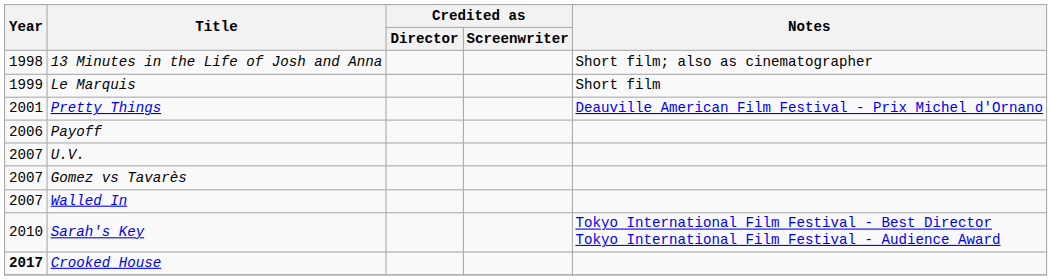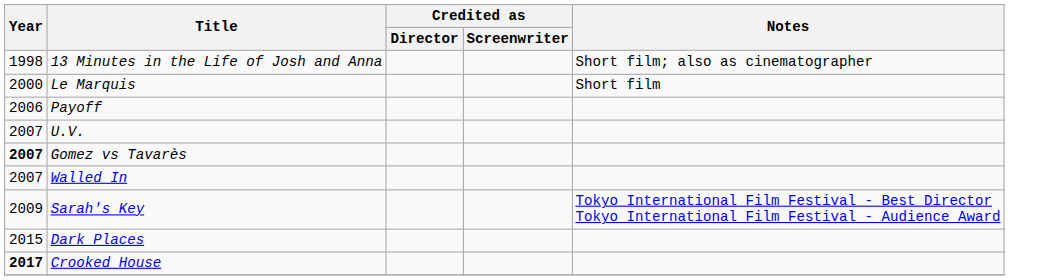(26, 85) 1999 -> (26, 85) 2000
- row: (106, 108)
(26, 178) normal -> (26, 155) bold
(26, 232) 2010 -> (26, 209) 2009
+ row: (97, 240)
